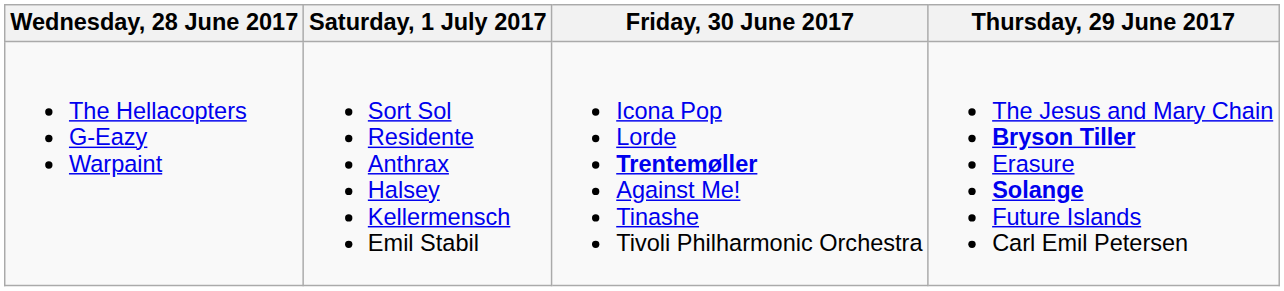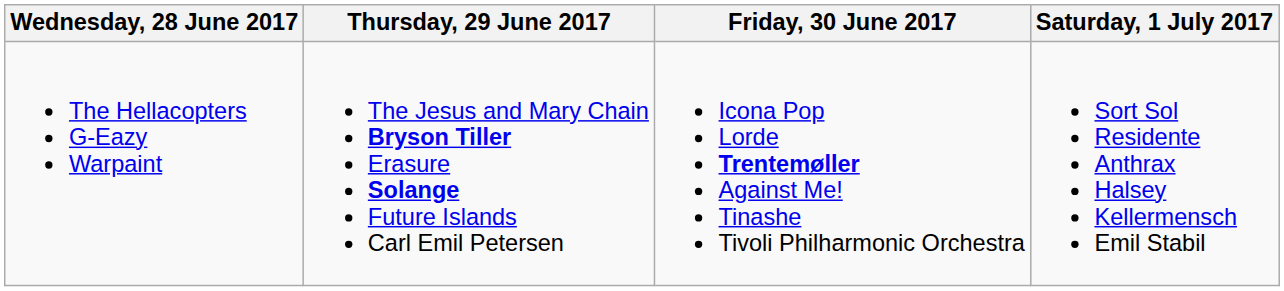columns swapped: (1103, 23) <-> (428, 23)
